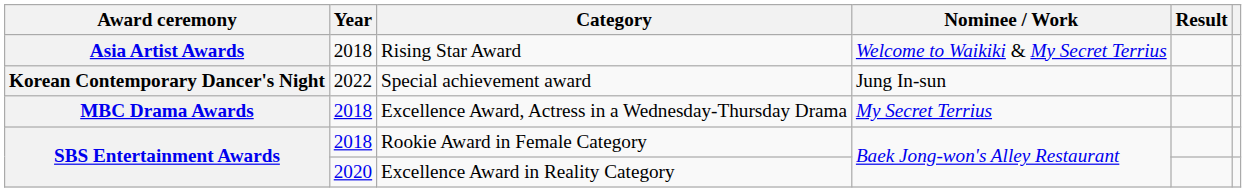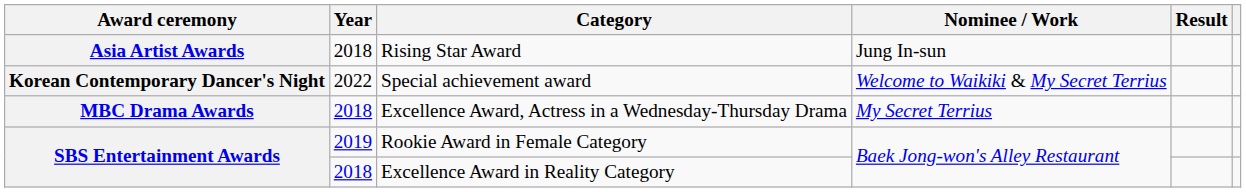(1011, 50) Welcome to Waikiki & My Secret Terrius -> (901, 50) Jung In-sun
(901, 80) Jung In-sun -> (1011, 80) Welcome to Waikiki & My Secret Terrius
(353, 141) 2018 -> (353, 141) 2019
(353, 171) 2020 -> (353, 171) 2018
